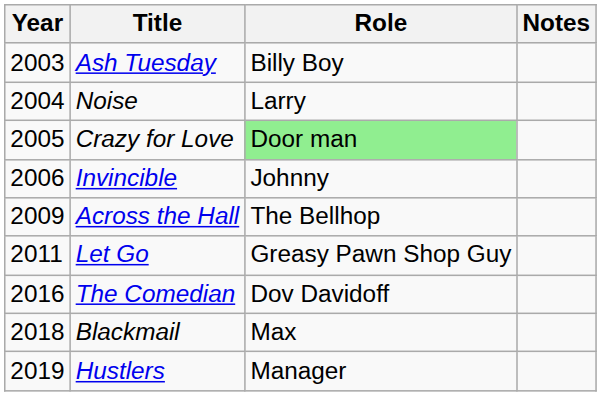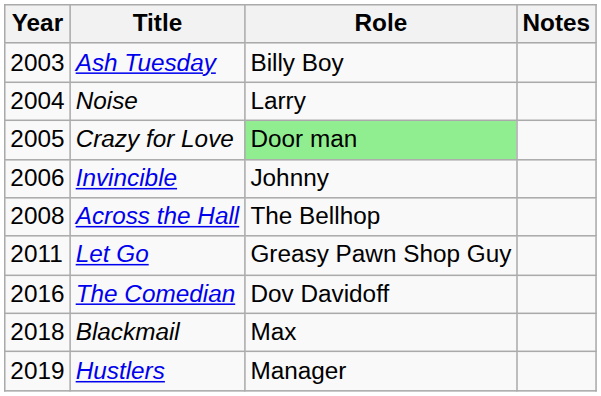(37, 216) 2009 -> (37, 216) 2008
